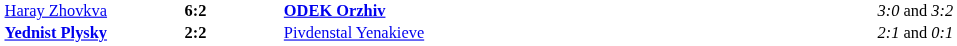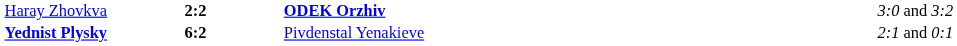(195, 10) 6:2 -> (195, 10) 2:2
(195, 33) 2:2 -> (195, 33) 6:2
